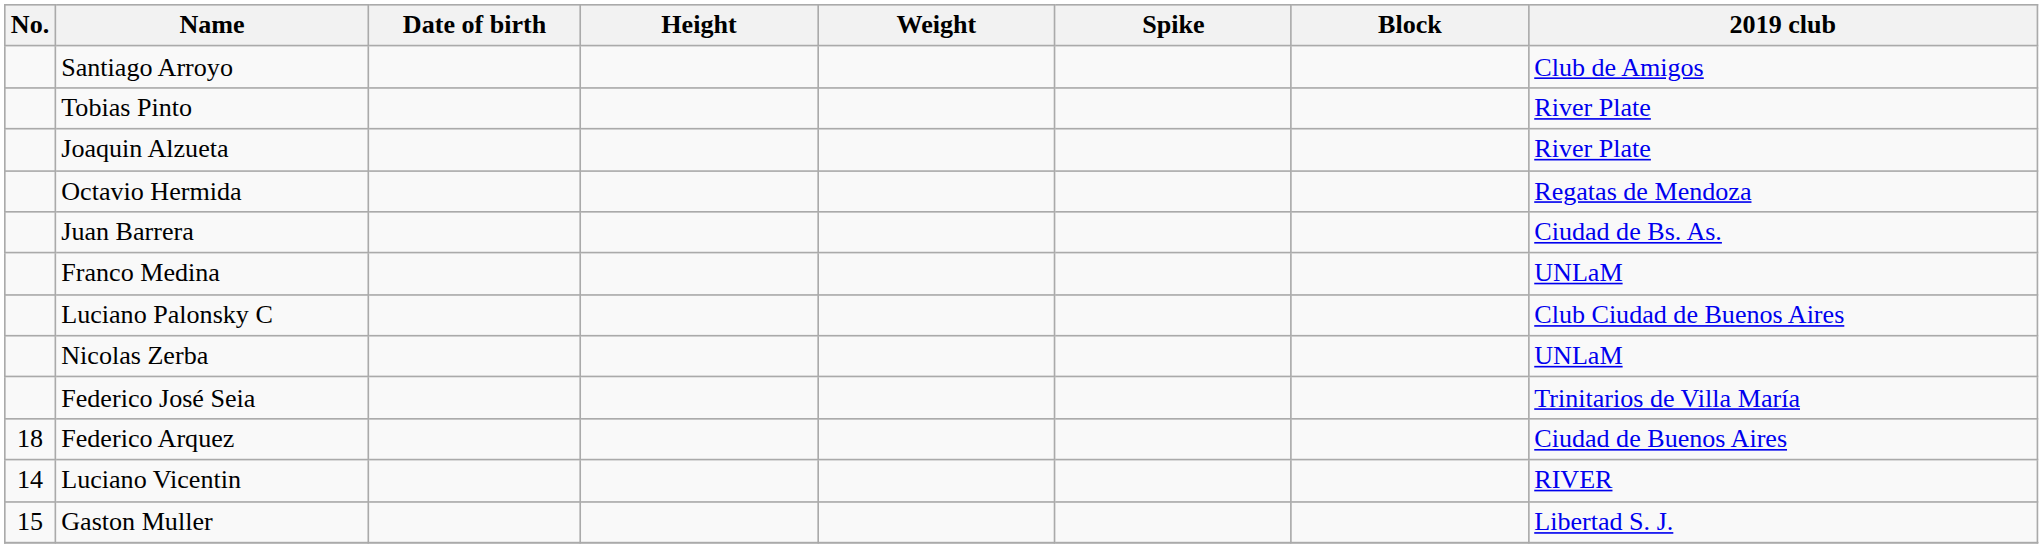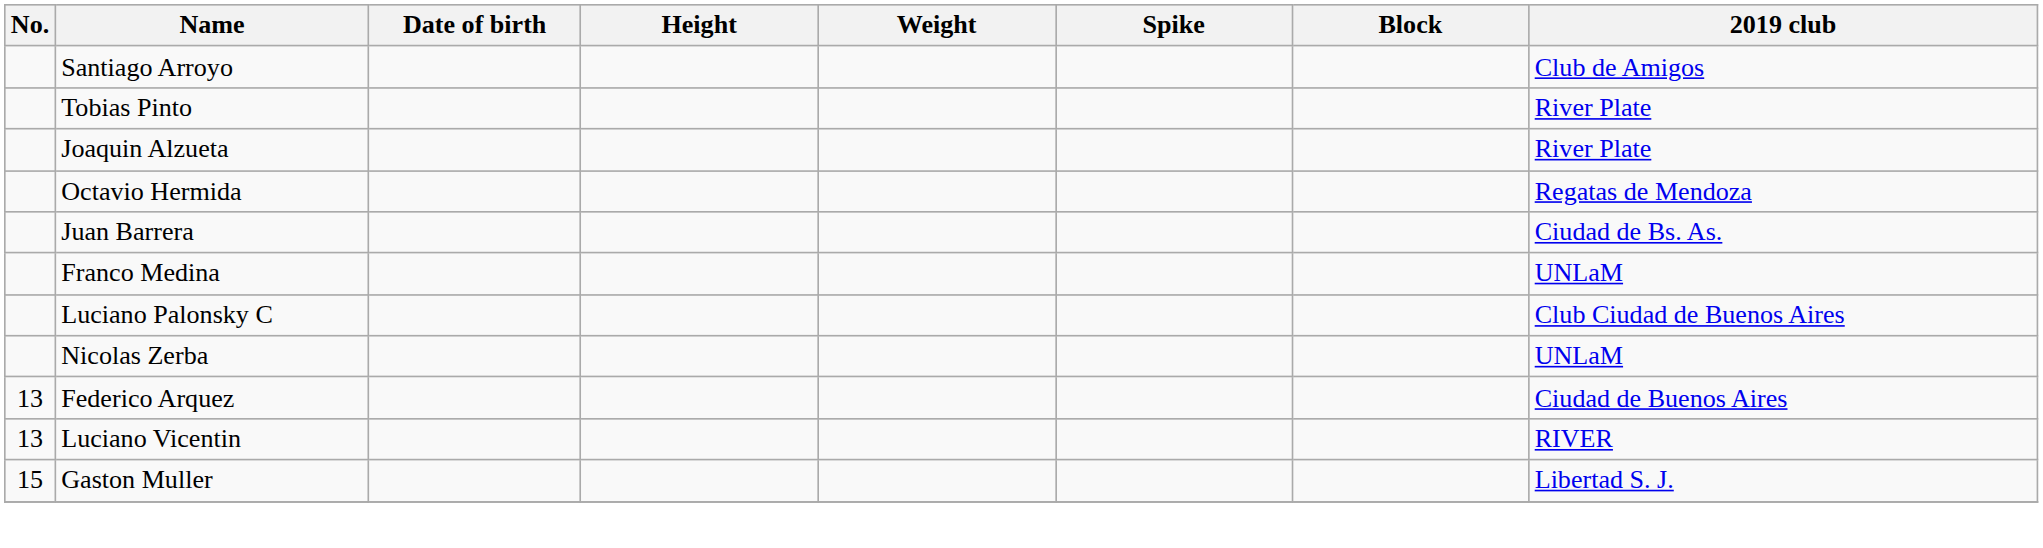- row: (158, 397)
(30, 438) 18 -> (30, 397) 13
(30, 480) 14 -> (30, 438) 13
